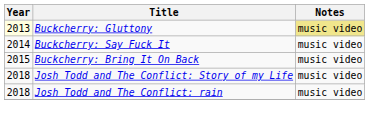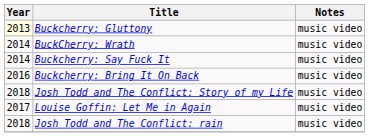(330, 28) khaki background -> (330, 28) no background
+ row: (85, 44)
(18, 60) 2015 -> (18, 76) 2016
+ row: (123, 108)
